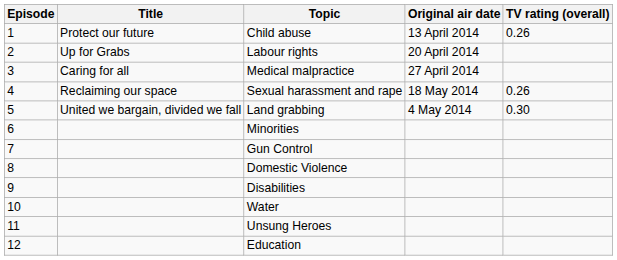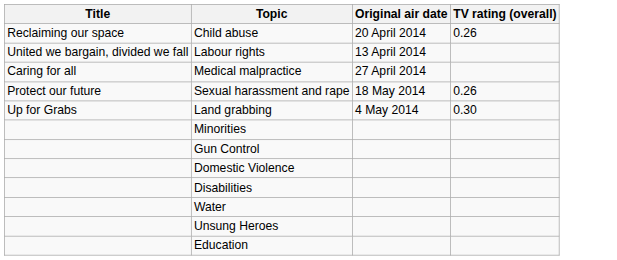- column: (31, 14)
(107, 33) Protect our future -> (66, 33) Reclaiming our space
(443, 33) 13 April 2014 -> (391, 33) 20 April 2014
(95, 52) Up for Grabs -> (98, 52) United we bargain, divided we fall
(443, 52) 20 April 2014 -> (391, 52) 13 April 2014
(119, 91) Reclaiming our space -> (54, 91) Protect our future
(151, 110) United we bargain, divided we fall -> (42, 110) Up for Grabs
